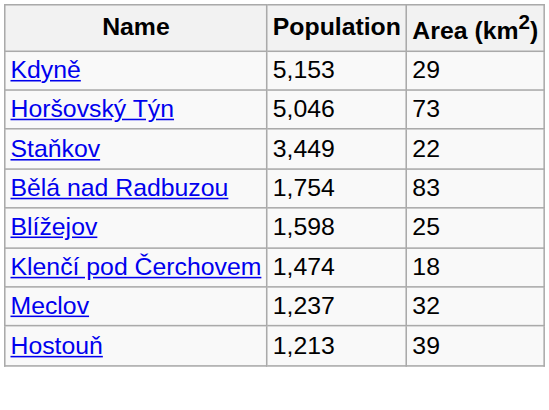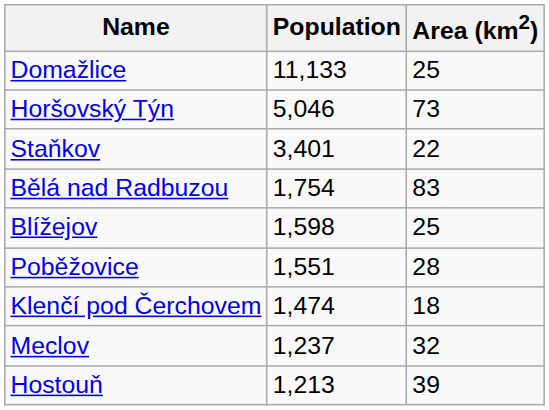+ row: (68, 70)
- row: (46, 70)
(304, 148) 3,449 -> (304, 148) 3,401
+ row: (75, 266)
